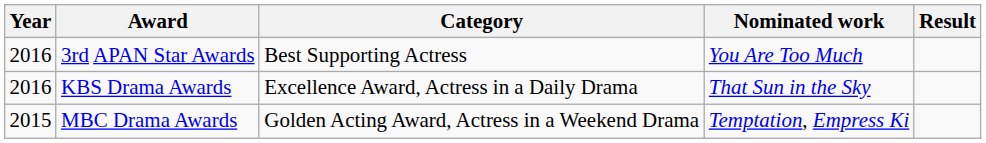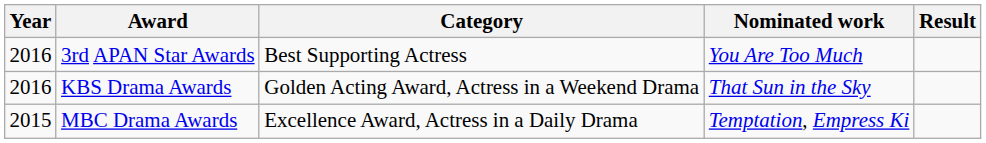(451, 87) Excellence Award, Actress in a Daily Drama -> (482, 87) Golden Acting Award, Actress in a Weekend Drama
(482, 120) Golden Acting Award, Actress in a Weekend Drama -> (451, 120) Excellence Award, Actress in a Daily Drama
